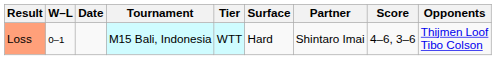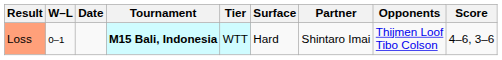columns swapped: (455, 13) <-> (393, 13)
(160, 38) normal -> (163, 38) bold
